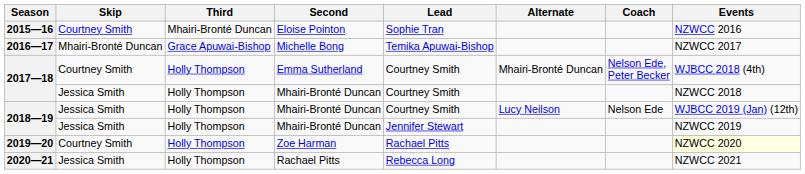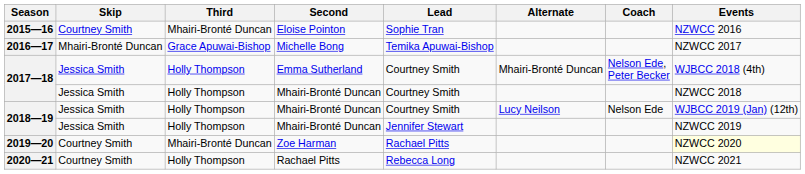(95, 70) Courtney Smith -> (91, 70) Jessica Smith
(206, 144) Holly Thompson -> (220, 144) Mhairi-Bronté Duncan
(91, 161) Jessica Smith -> (95, 161) Courtney Smith
